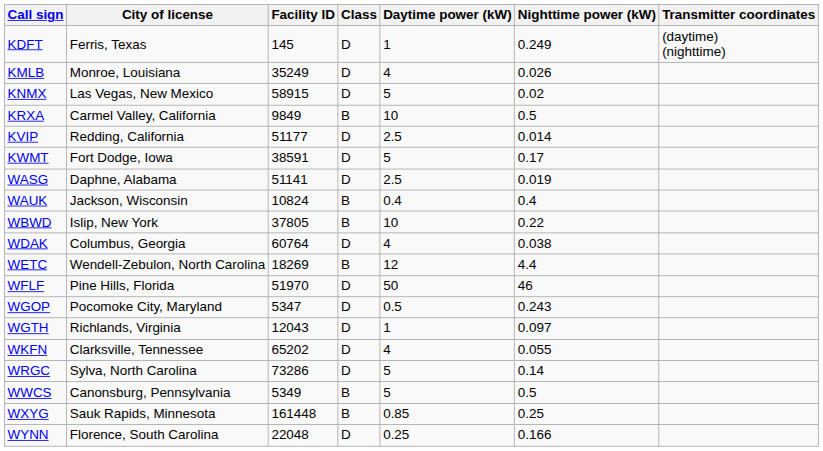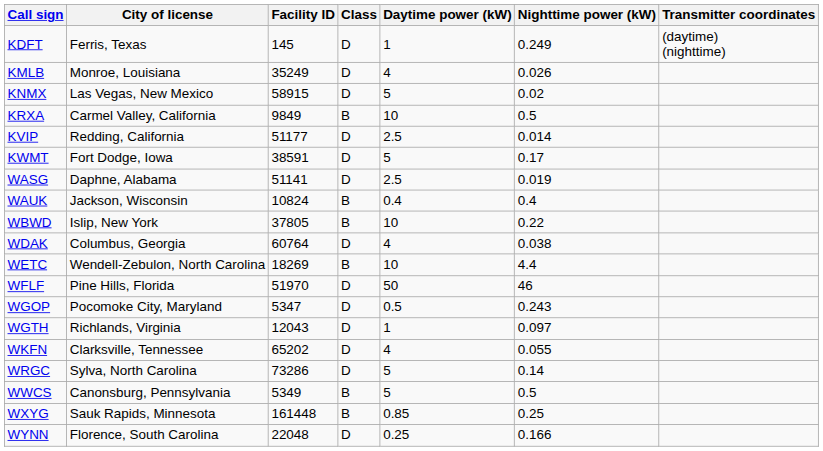(391, 264) 12 -> (391, 264) 10
